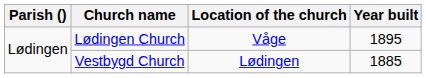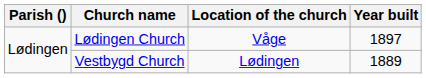(386, 38) 1895 -> (386, 38) 1897
(386, 61) 1885 -> (386, 61) 1889
